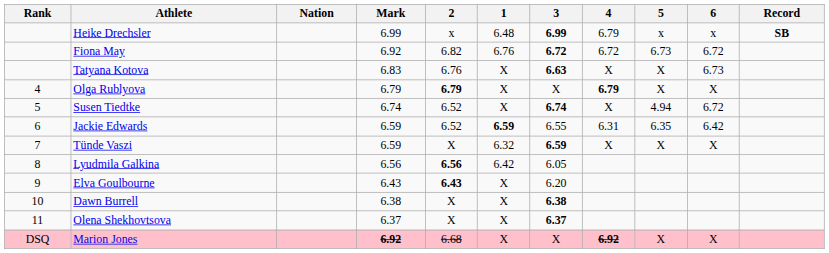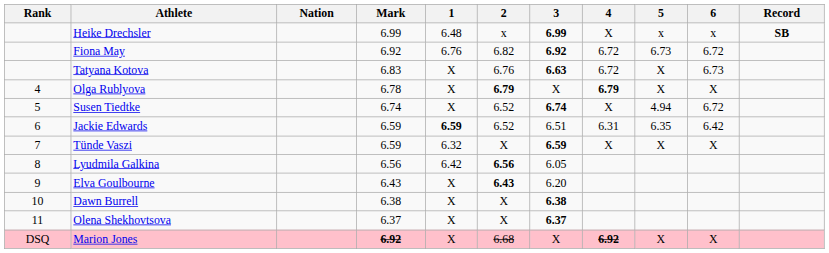columns swapped: (504, 13) <-> (451, 13)
(609, 32) 6.79 -> (609, 32) X
(556, 51) 6.72 -> (556, 51) 6.92
(609, 70) X -> (609, 70) 6.72
(391, 88) 6.79 -> (391, 88) 6.78
(556, 126) 6.55 -> (556, 126) 6.51
